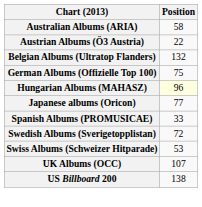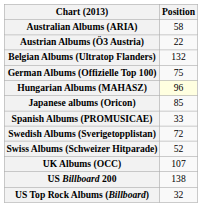(179, 103) 77 -> (179, 103) 85
(179, 149) 53 -> (179, 149) 52
+ row: (82, 194)
